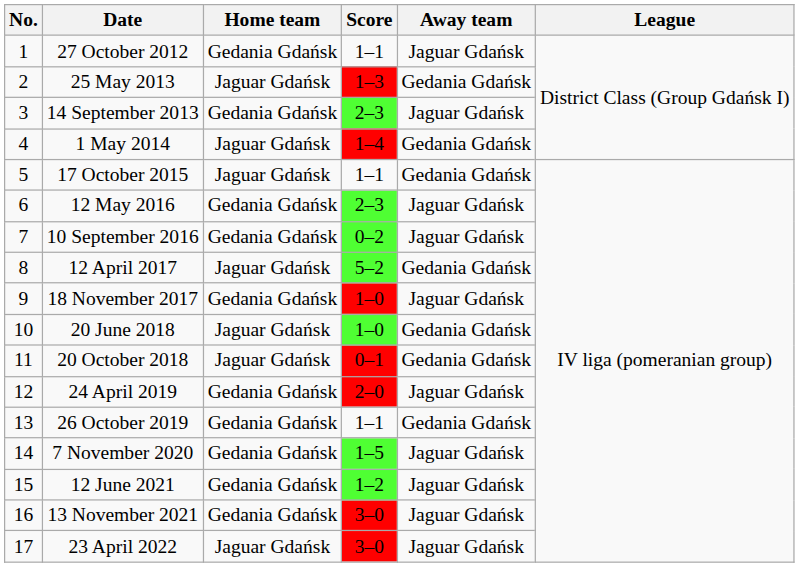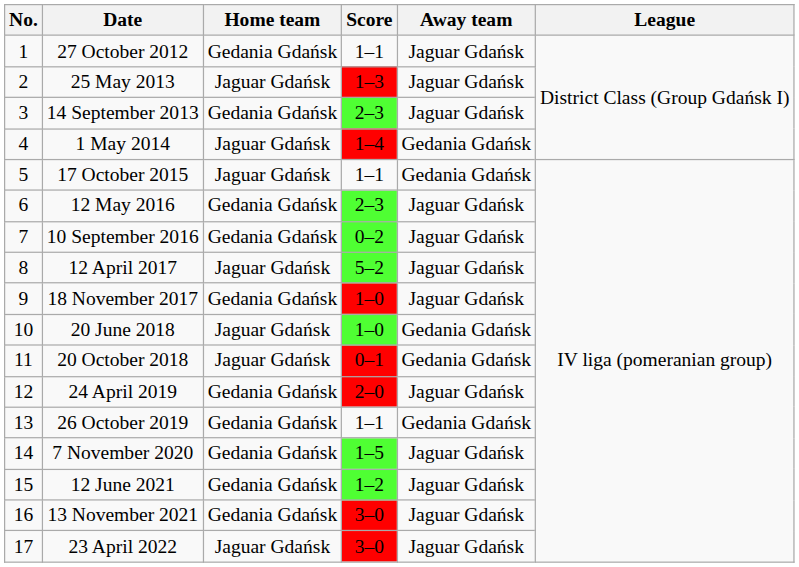(466, 81) Gedania Gdańsk -> (466, 81) Jaguar Gdańsk
(466, 267) Gedania Gdańsk -> (466, 267) Jaguar Gdańsk
